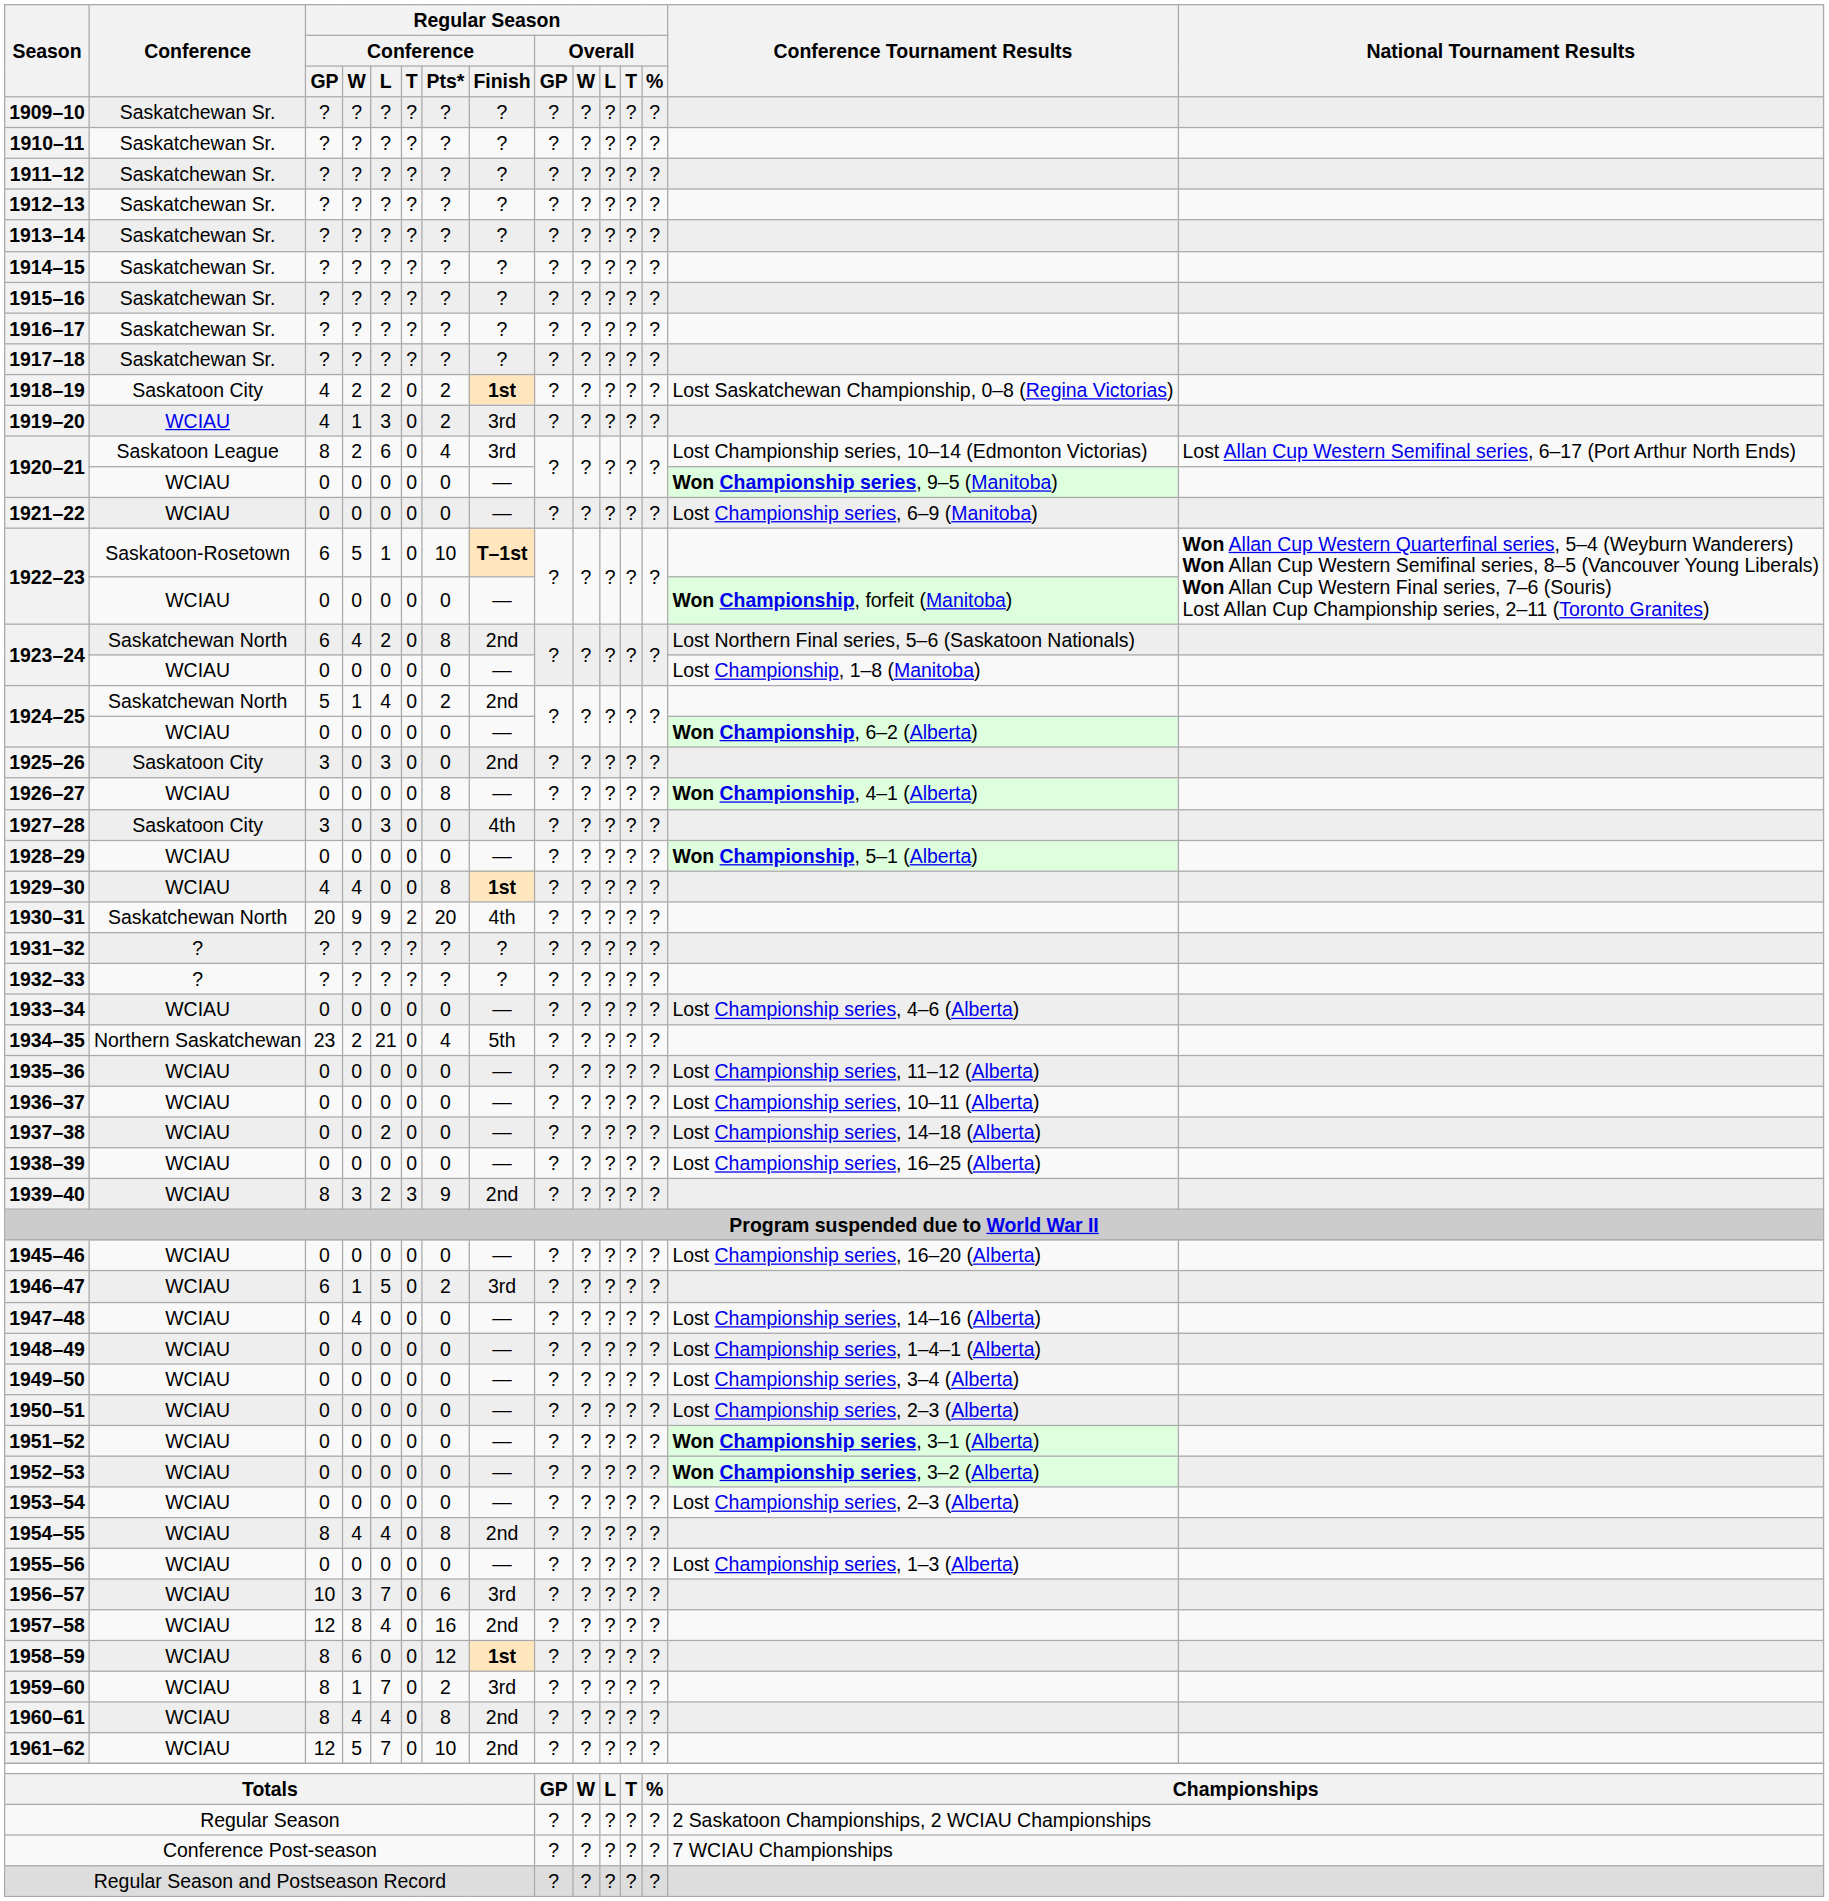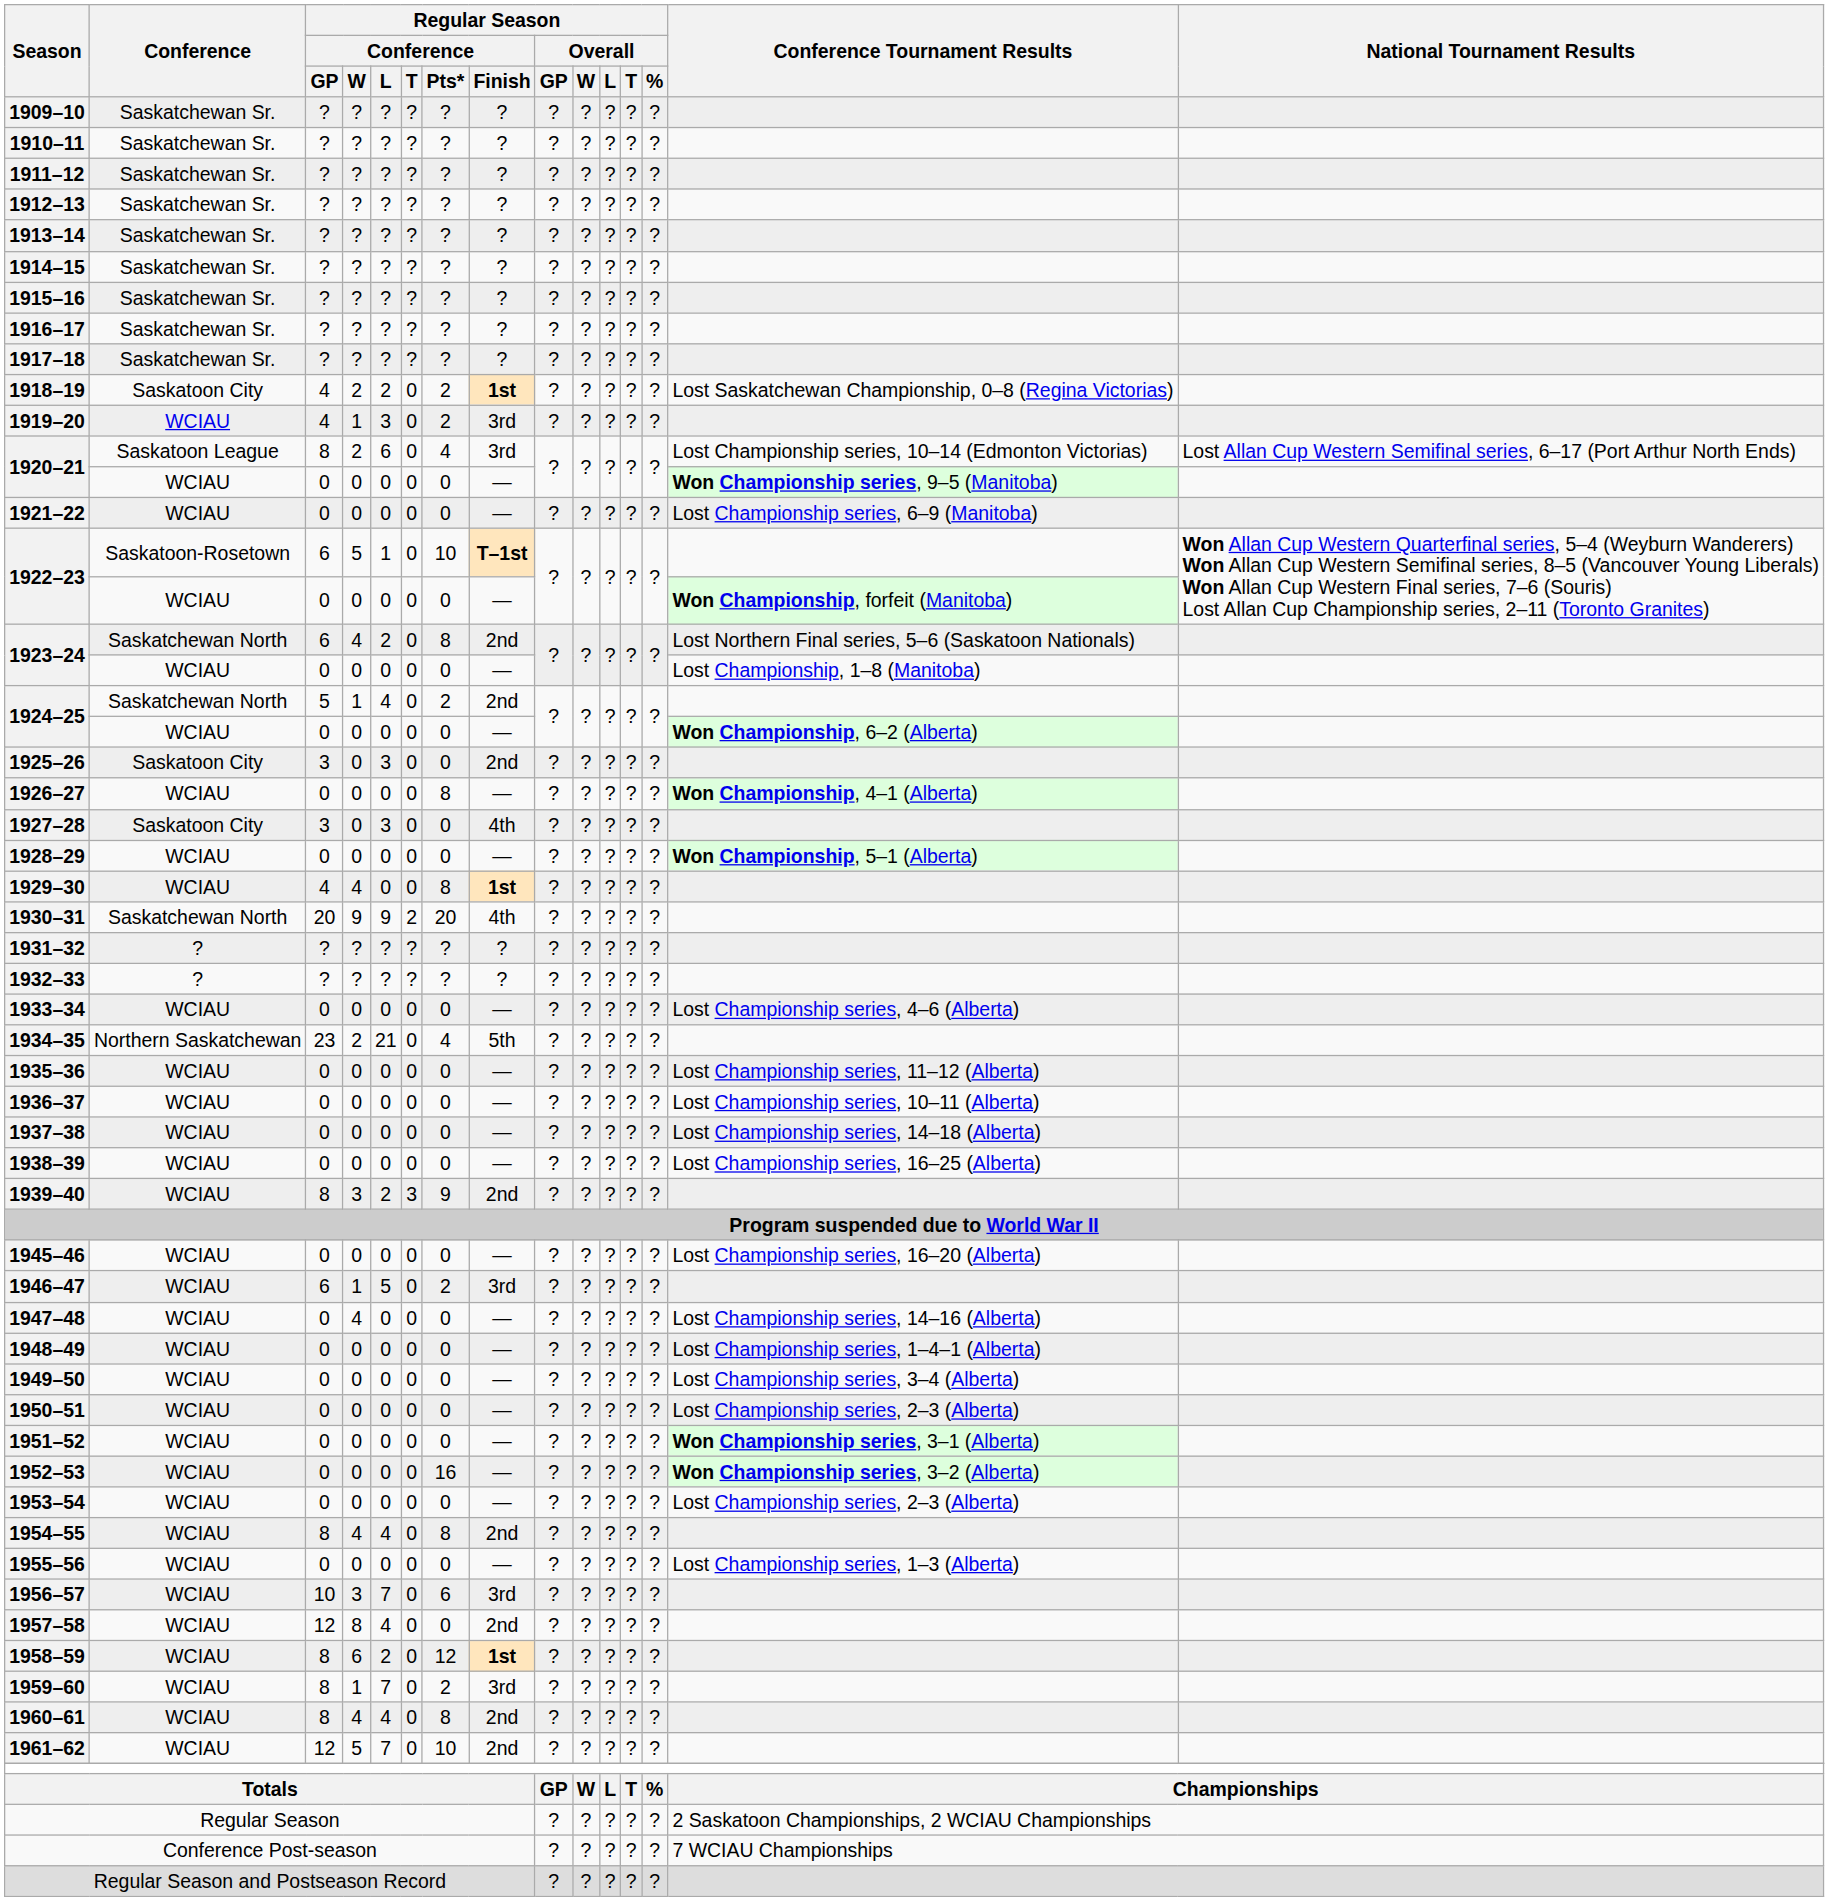(386, 1133) 2 -> (386, 1133) 0
(445, 1472) 0 -> (445, 1472) 16
(445, 1626) 16 -> (445, 1626) 0
(386, 1656) 0 -> (386, 1656) 2
